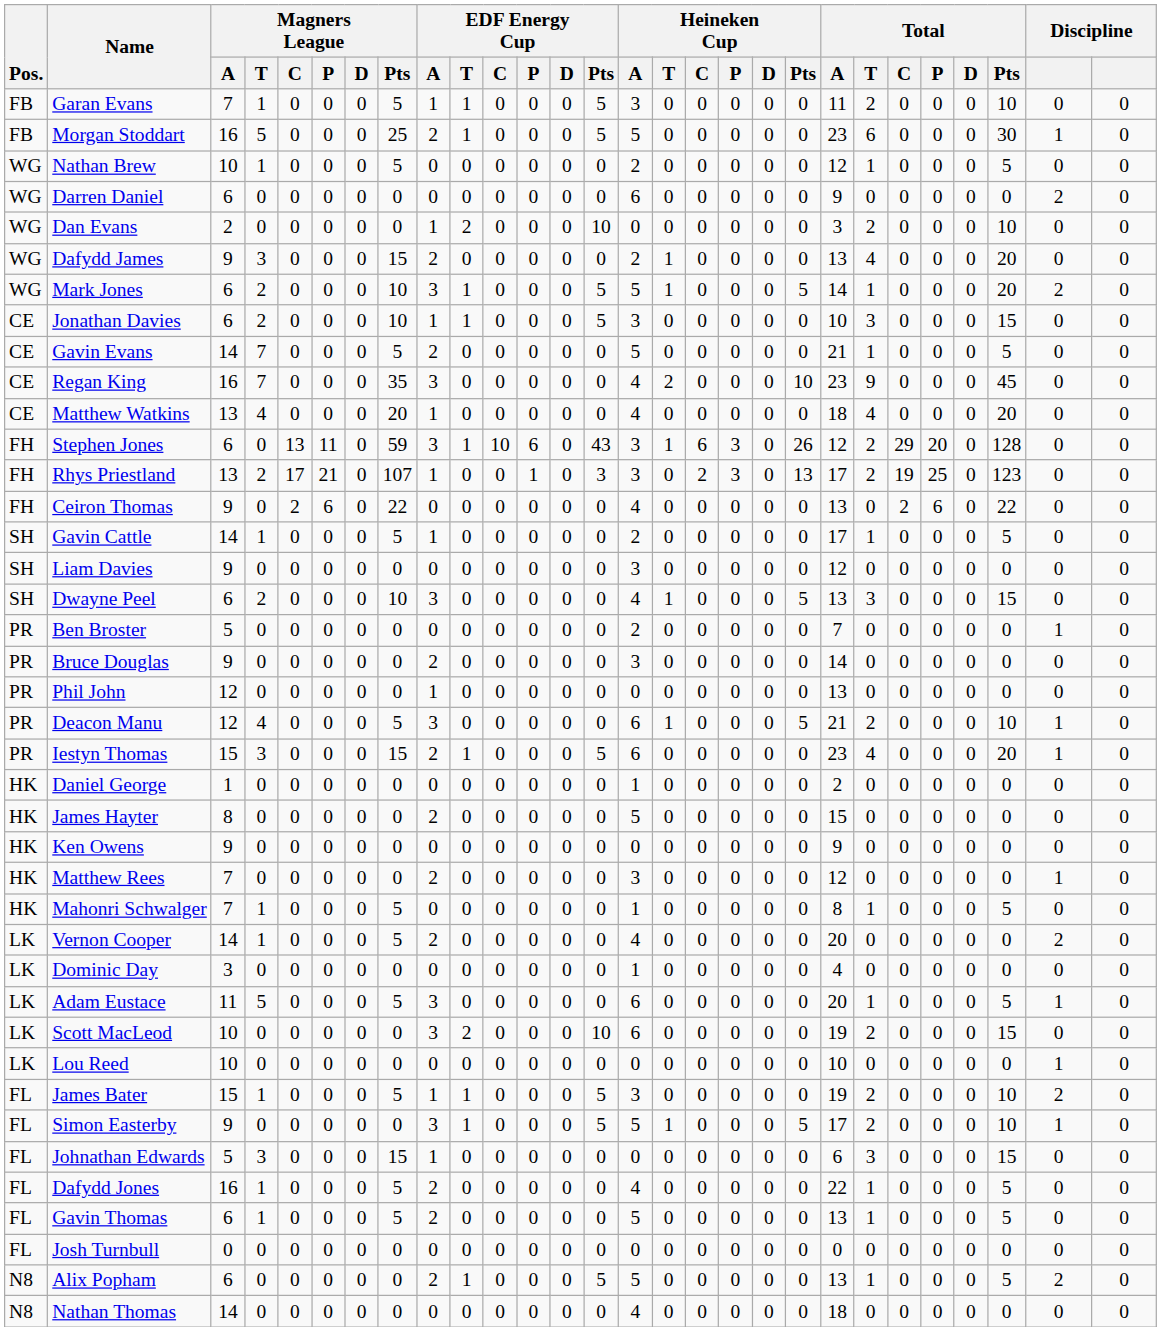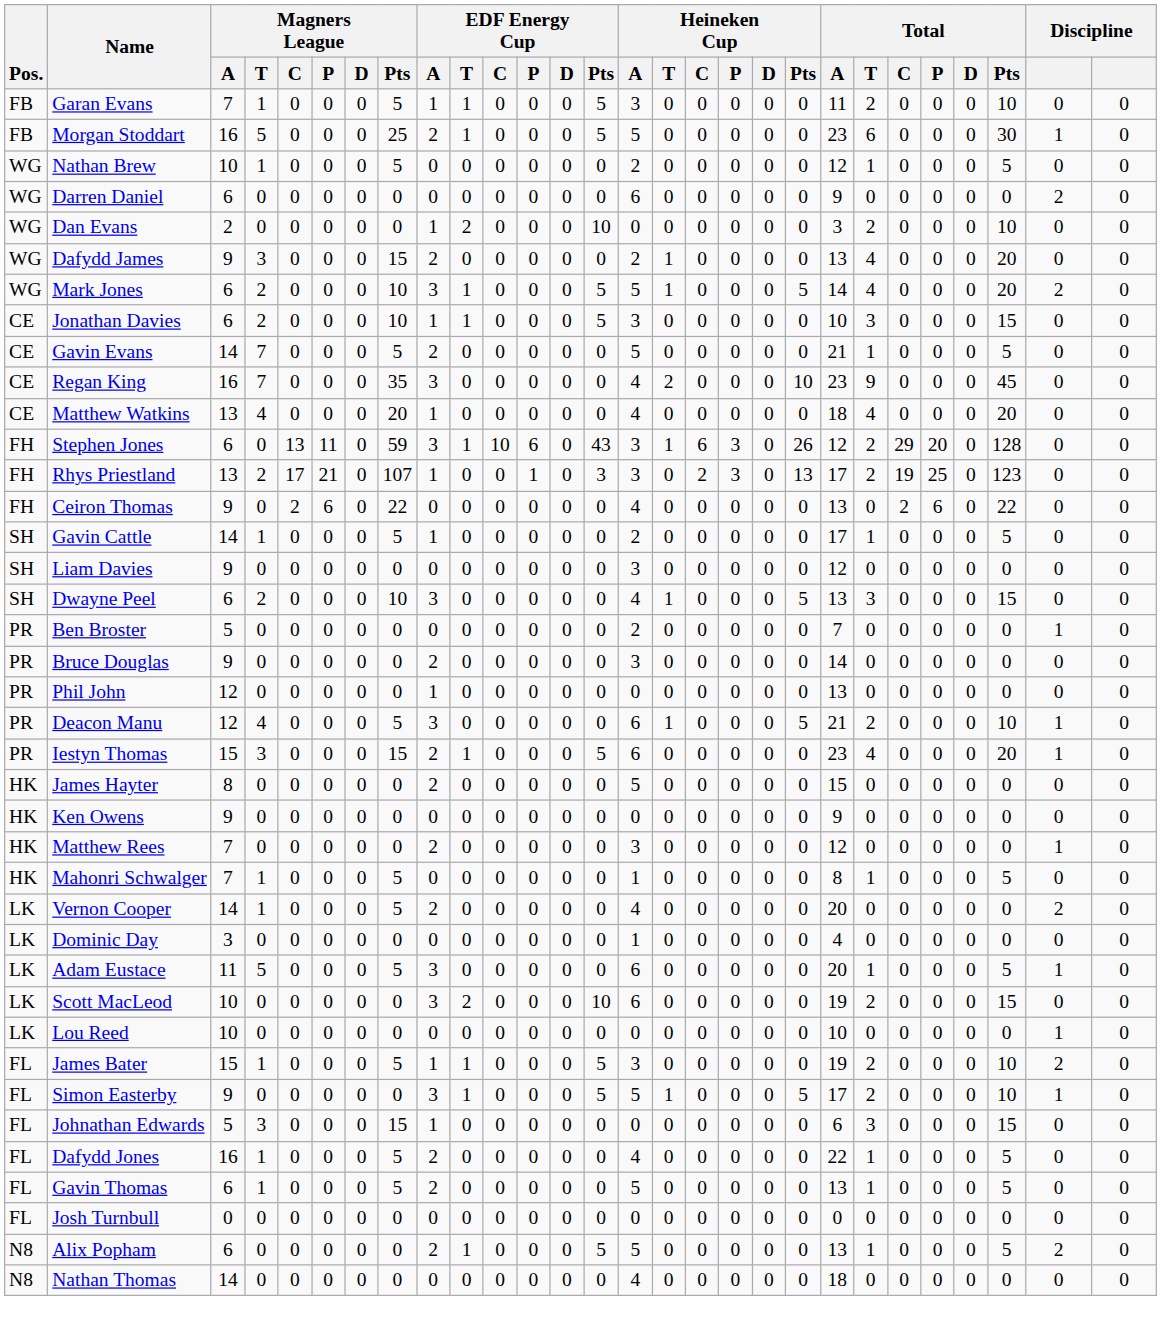(871, 289) 1 -> (871, 289) 4
- row: (109, 784)
